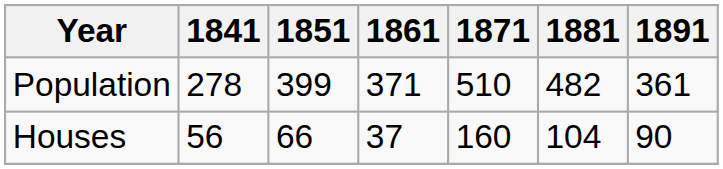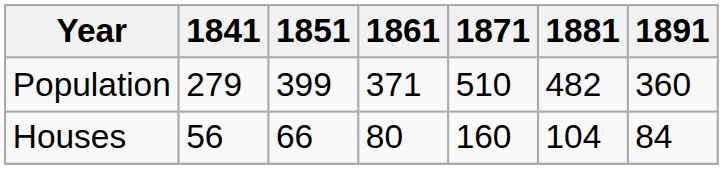(214, 84) 278 -> (214, 84) 279
(663, 84) 361 -> (663, 84) 360
(384, 137) 37 -> (384, 137) 80
(654, 137) 90 -> (654, 137) 84
